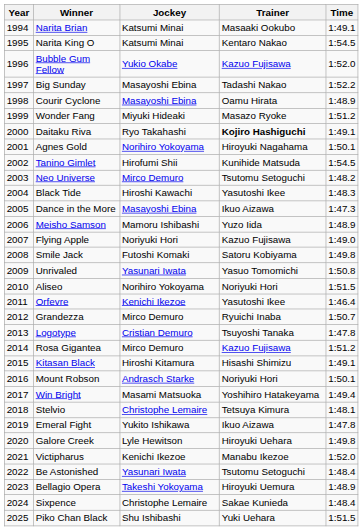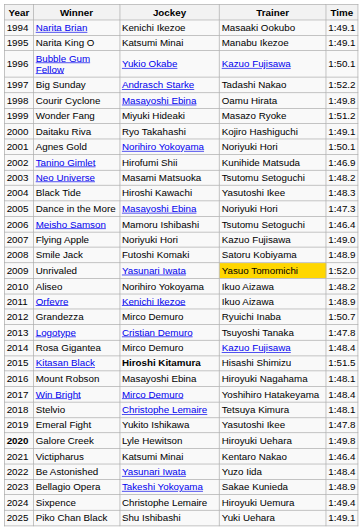(153, 28) Katsumi Minai -> (154, 28) Kenichi Ikezoe
(254, 43) Kentaro Nakao -> (255, 43) Manabu Ikezoe
(342, 43) 1:54.5 -> (342, 43) 1:49.1
(342, 64) 1:52.0 -> (342, 64) 1:50.1
(159, 85) Masayoshi Ebina -> (158, 85) Andrasch Starke
(342, 101) 1:48.9 -> (342, 101) 1:49.8
(264, 132) bold -> (260, 132) normal
(265, 147) Hiroyuki Nagahama -> (250, 147) Noriyuki Hori
(342, 163) 1:54.5 -> (342, 163) 1:46.9
(153, 178) Mirco Demuro -> (162, 178) Masami Matsuoka
(248, 209) Ikuo Aizawa -> (250, 209) Noriyuki Hori
(242, 224) Yuzo Iida -> (263, 224) Tsutomu Setoguchi
(342, 224) 1:48.9 -> (342, 224) 1:46.4
(342, 255) 1:49.8 -> (342, 255) 1:48.9
(260, 271) no background -> (260, 271) gold background
(342, 271) 1:50.8 -> (342, 271) 1:52.0
(250, 286) Noriyuki Hori -> (248, 286) Ikuo Aizawa
(342, 286) 1:51.5 -> (342, 286) 1:48.2
(253, 302) Yasutoshi Ikee -> (248, 302) Ikuo Aizawa
(342, 302) 1:46.4 -> (342, 302) 1:48.9
(342, 348) 1:51.2 -> (342, 348) 1:48.4
(158, 364) normal -> (161, 364) bold
(342, 364) 1:49.1 -> (342, 364) 1:51.5
(158, 379) Andrasch Starke -> (159, 379) Masayoshi Ebina
(250, 379) Noriyuki Hori -> (265, 379) Hiroyuki Nagahama
(342, 379) 1:50.1 -> (342, 379) 1:48.1
(162, 395) Masami Matsuoka -> (153, 395) Mirco Demuro
(342, 395) 1:49.4 -> (342, 395) 1:48.4
(248, 426) Ikuo Aizawa -> (253, 426) Yasutoshi Ikee
(18, 441) normal -> (18, 441) bold
(154, 457) Kenichi Ikezoe -> (153, 457) Katsumi Minai
(255, 457) Manabu Ikezoe -> (254, 457) Kentaro Nakao
(342, 457) 1:52.0 -> (342, 457) 1:46.4
(263, 472) Tsutomu Setoguchi -> (242, 472) Yuzo Iida
(258, 487) Hiroyuki Uemura -> (255, 487) Sakae Kunieda
(255, 503) Sakae Kunieda -> (258, 503) Hiroyuki Uemura
(342, 503) 1:48.4 -> (342, 503) 1:49.4
(342, 518) 1:51.5 -> (342, 518) 1:49.1
